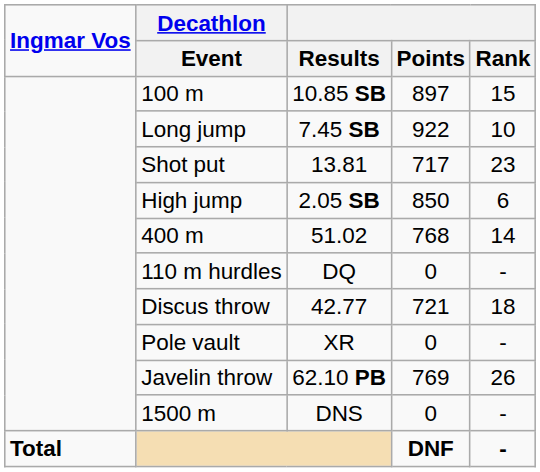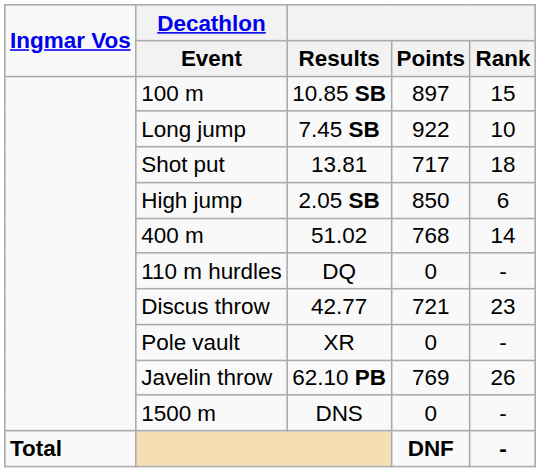(503, 165) 23 -> (503, 165) 18
(503, 307) 18 -> (503, 307) 23
